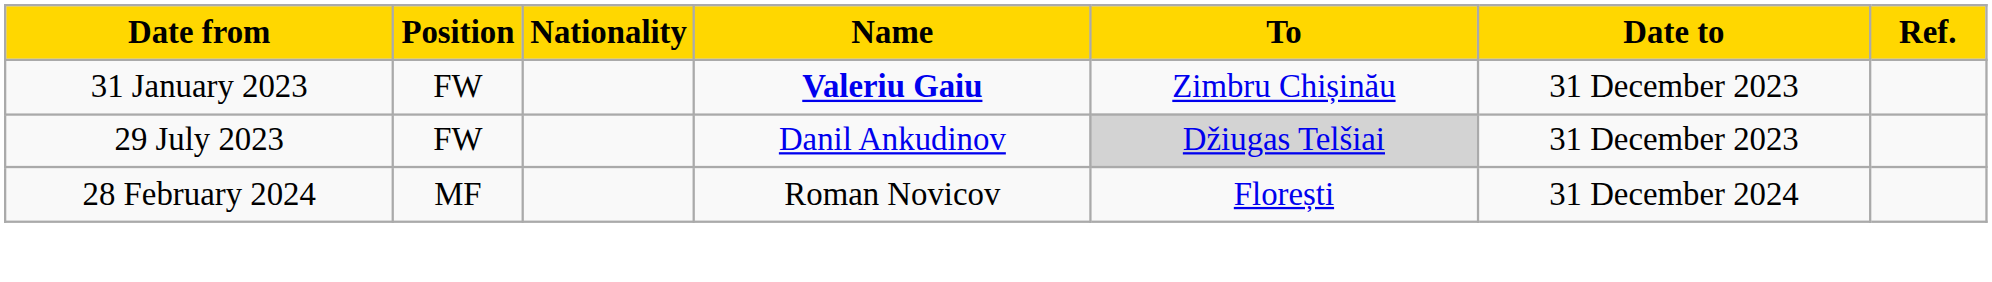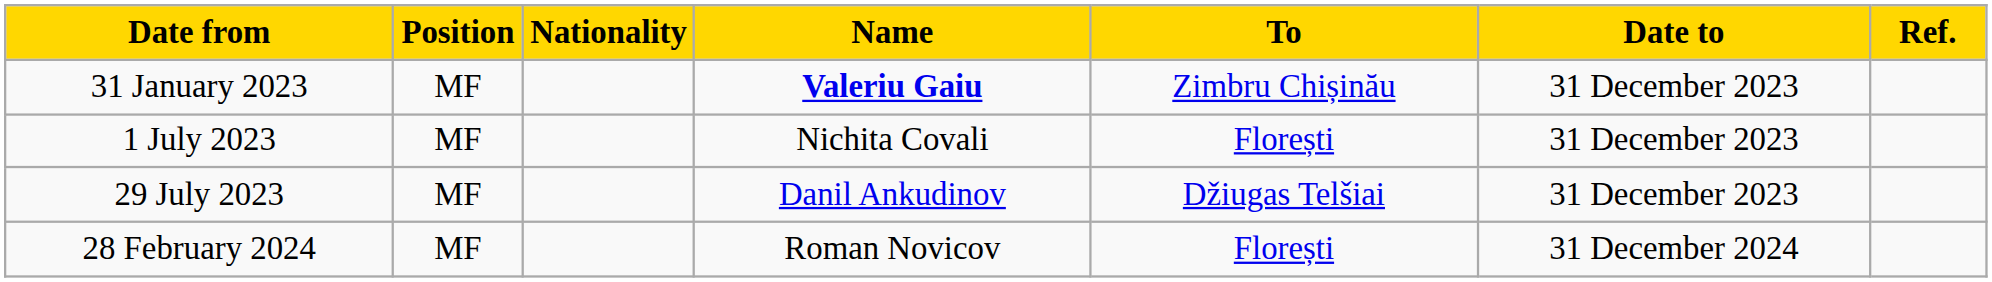(458, 86) FW -> (458, 86) MF
+ row: (199, 140)
(458, 140) FW -> (458, 194) MF
(1284, 140) lightgrey background -> (1284, 194) no background
